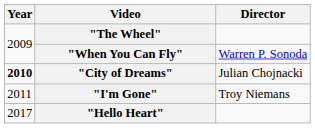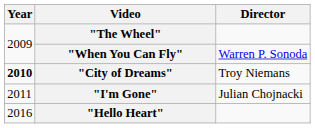(261, 73) Julian Chojnacki -> (254, 73) Troy Niemans
(254, 93) Troy Niemans -> (261, 93) Julian Chojnacki
(20, 113) 2017 -> (20, 113) 2016
